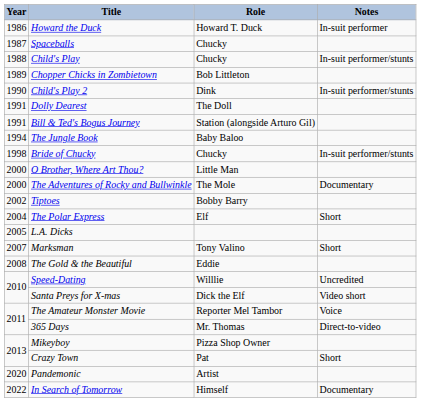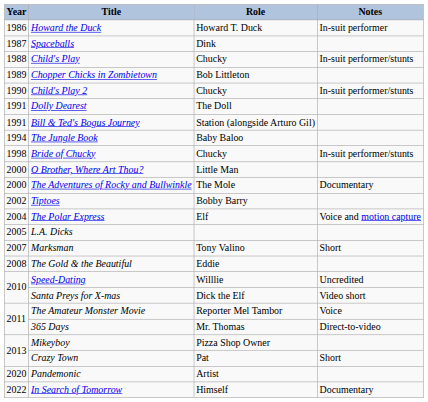(212, 43) Chucky -> (206, 43) Dink
(206, 91) Dink -> (212, 91) Chucky
(330, 216) Short -> (370, 216) Voice and motion capture
